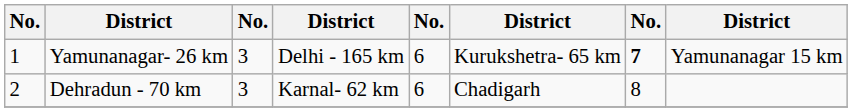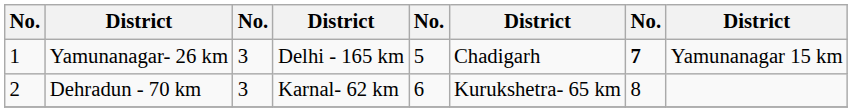(419, 56) 6 -> (419, 56) 5
(537, 56) Kurukshetra- 65 km -> (497, 56) Chadigarh
(497, 90) Chadigarh -> (537, 90) Kurukshetra- 65 km
